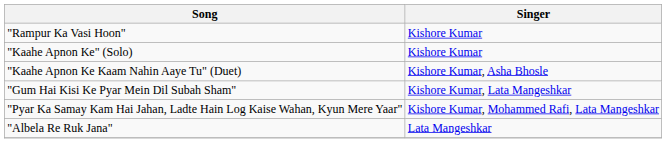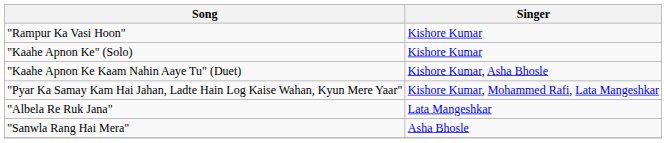- row: (122, 90)
+ row: (68, 128)
